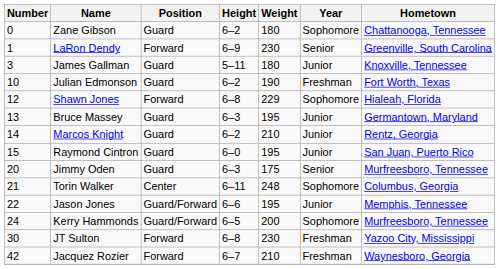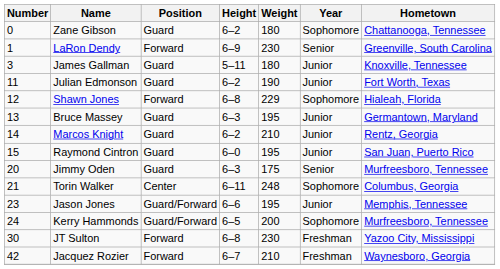(13, 83) 10 -> (13, 83) 11
(327, 83) Freshman -> (317, 83) Junior
(13, 204) 22 -> (13, 204) 23
